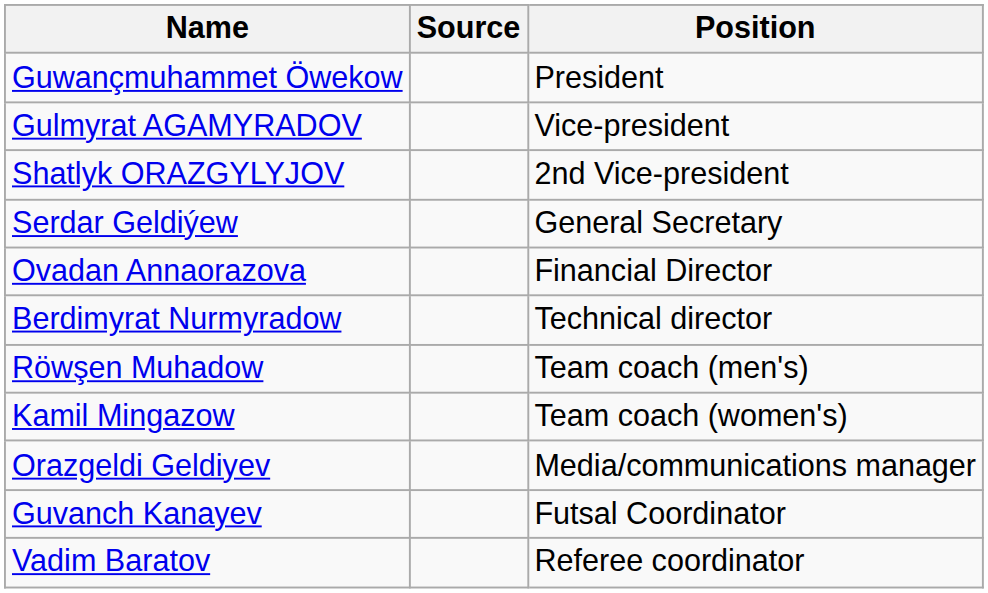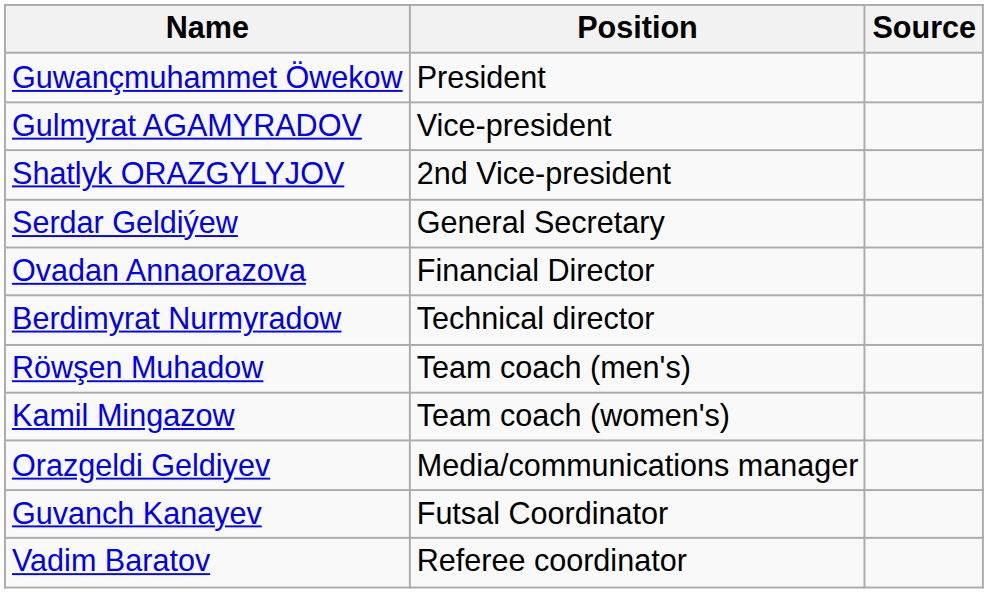columns swapped: (755, 28) <-> (469, 28)
